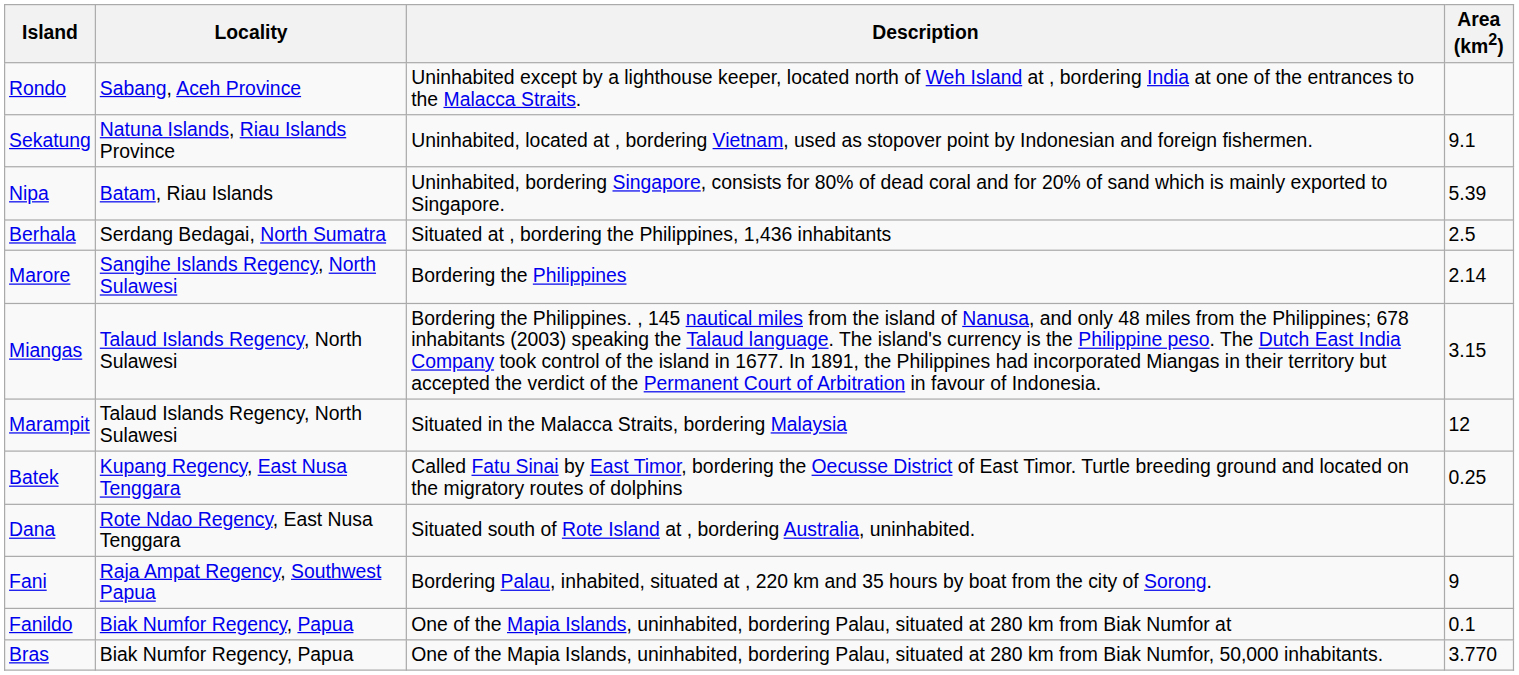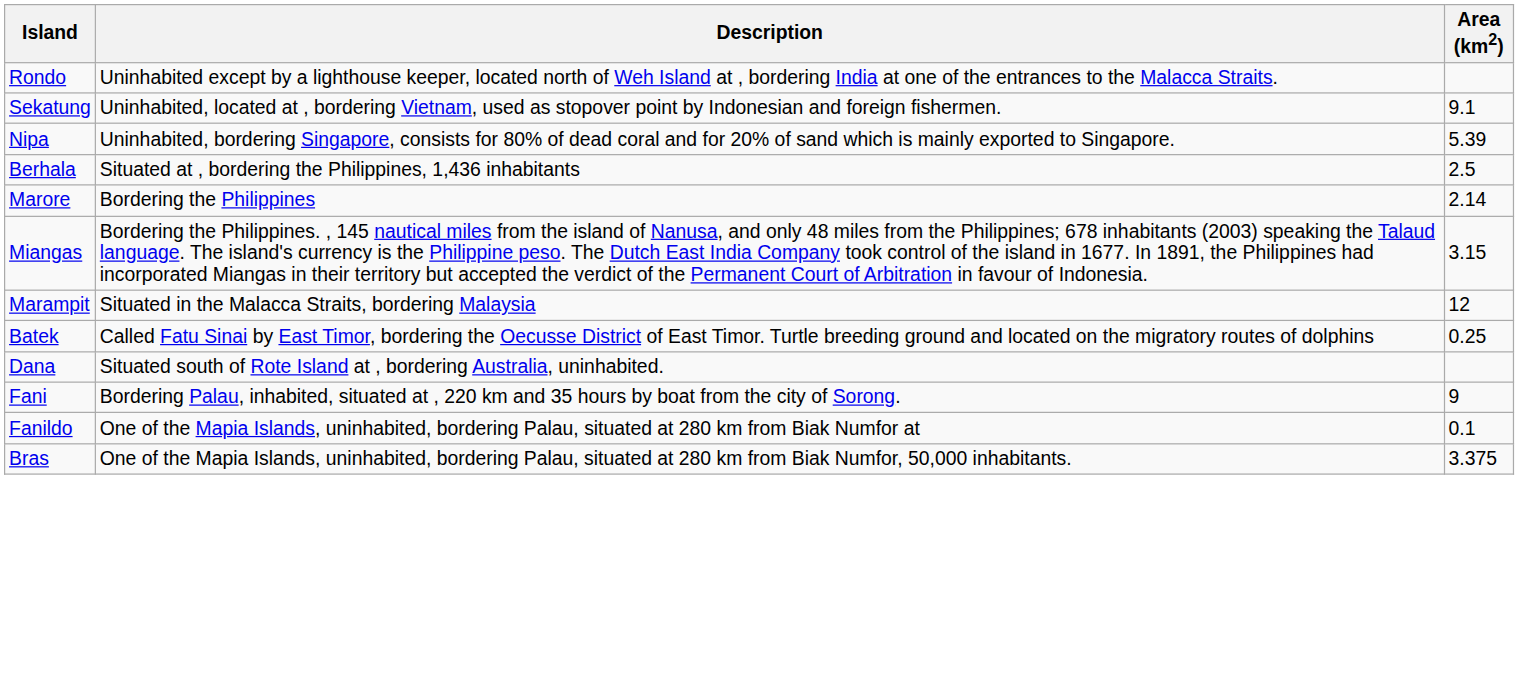- column: (251, 33)
(1473, 654) 3.770 -> (1473, 458) 3.375
